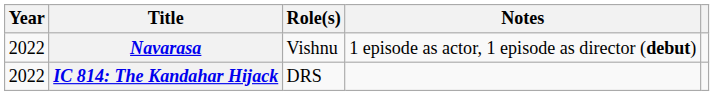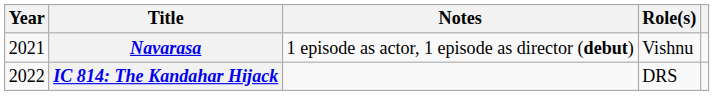columns swapped: (314, 18) <-> (523, 18)
(27, 47) 2022 -> (27, 47) 2021
